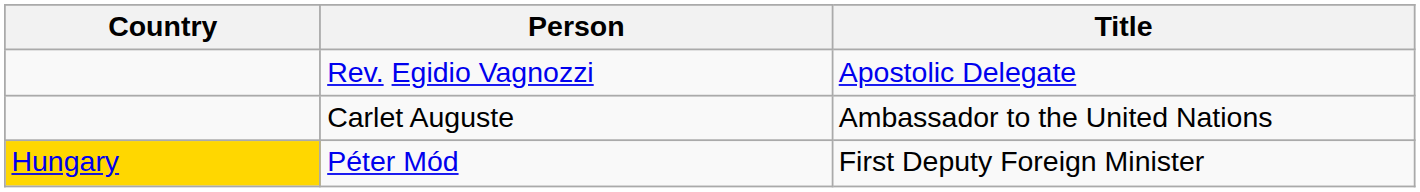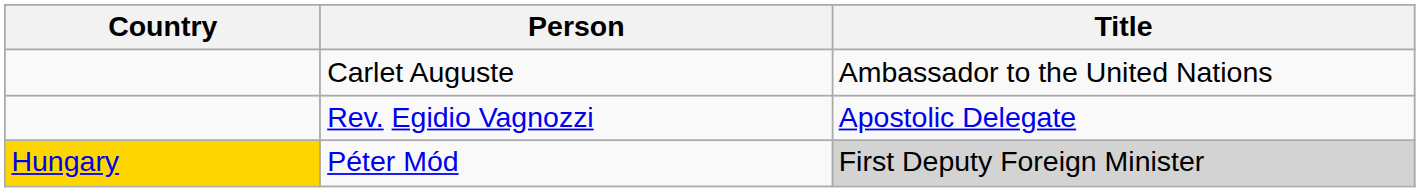rows swapped: (421, 117) <-> (460, 72)
(1022, 162) no background -> (1022, 162) lightgrey background
